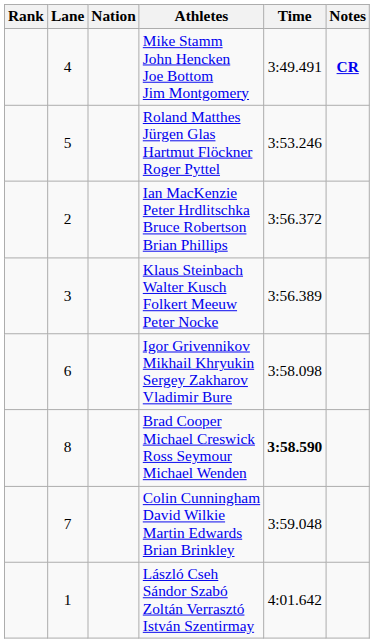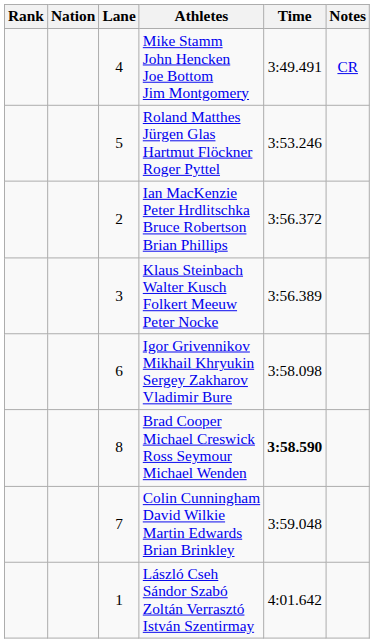columns swapped: (68, 16) <-> (114, 16)
(348, 66) bold -> (348, 66) normal
